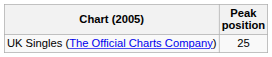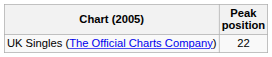(243, 43) 25 -> (243, 43) 22
